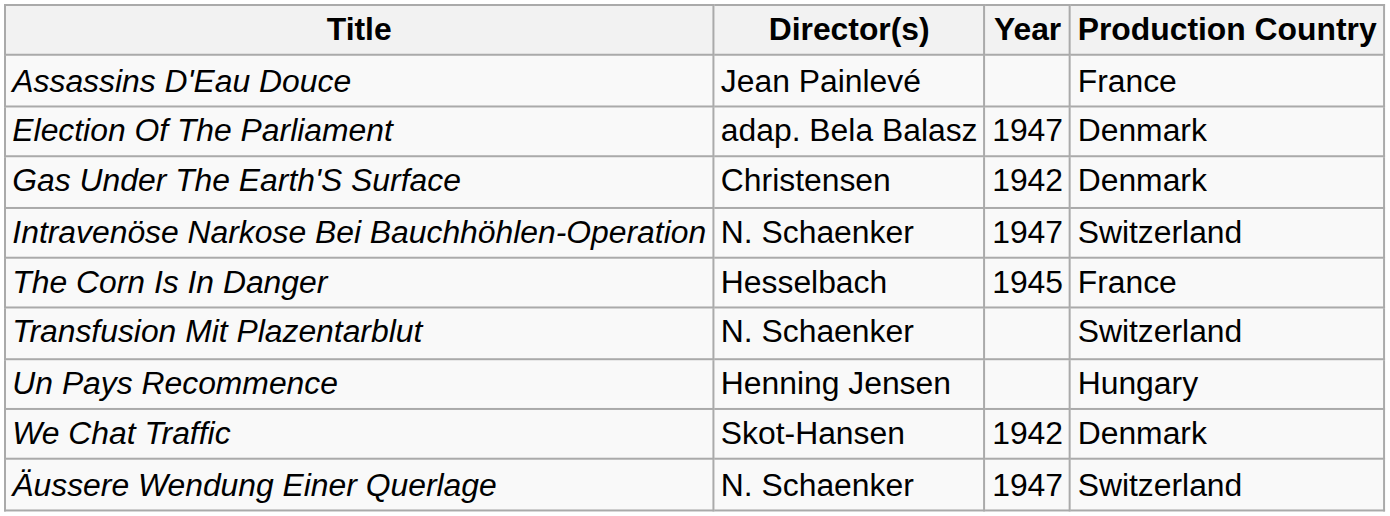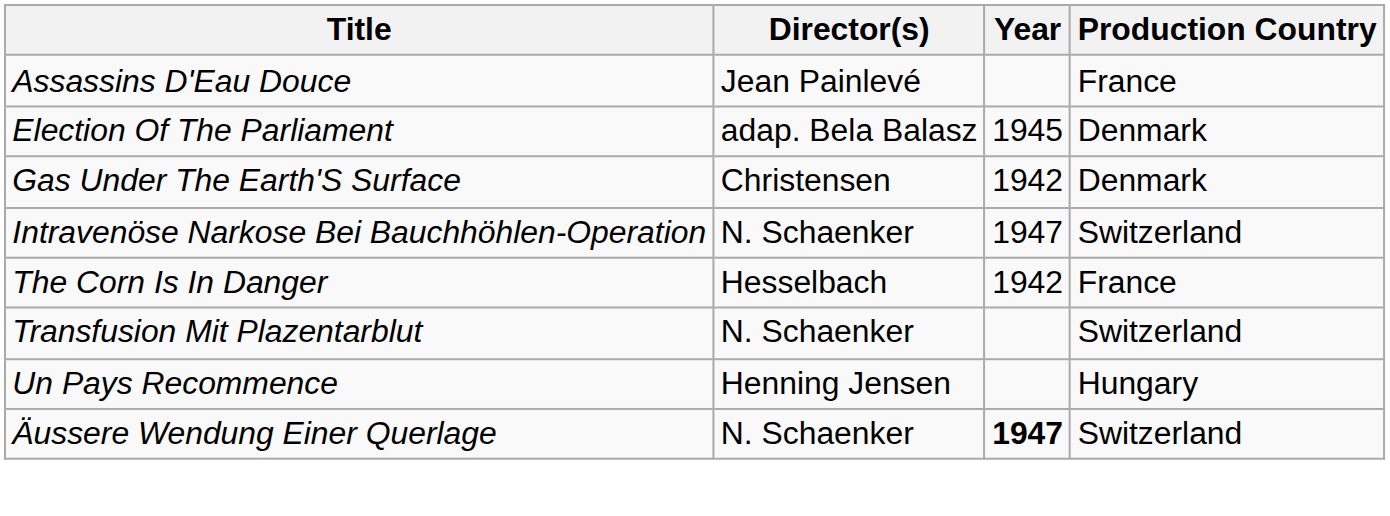(1028, 130) 1947 -> (1028, 130) 1945
(1028, 282) 1945 -> (1028, 282) 1942
- row: (121, 433)
(1028, 484) normal -> (1028, 433) bold
